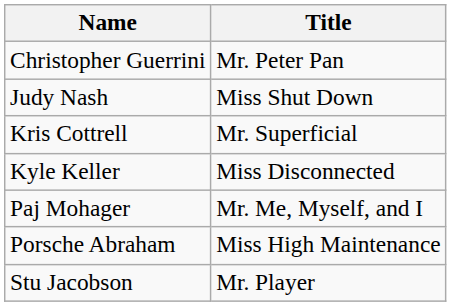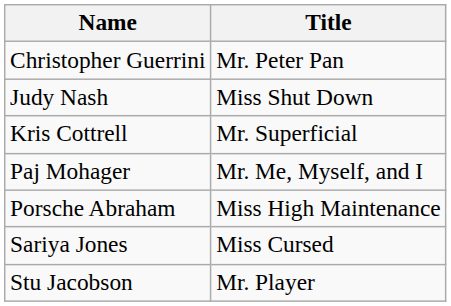- row: (65, 171)
+ row: (69, 245)
